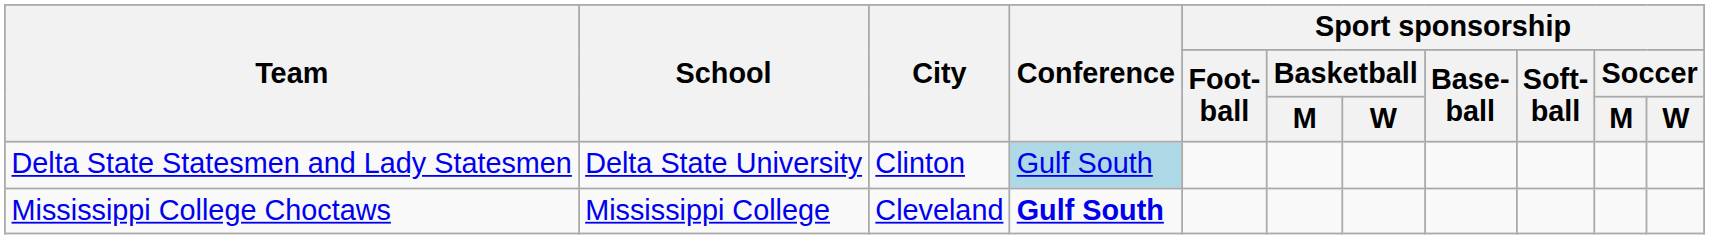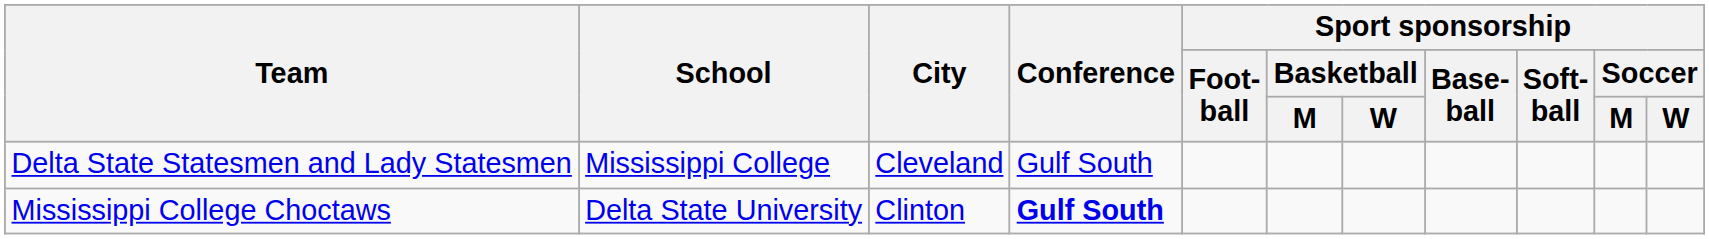(724, 164) Delta State University -> (708, 164) Mississippi College
(920, 164) Clinton -> (939, 164) Cleveland
(1085, 164) lightblue background -> (1085, 164) no background
(708, 210) Mississippi College -> (724, 210) Delta State University
(939, 210) Cleveland -> (920, 210) Clinton
